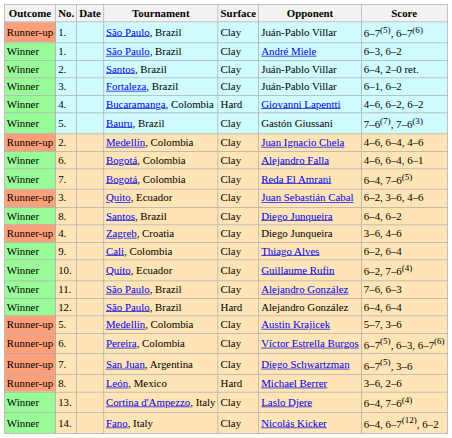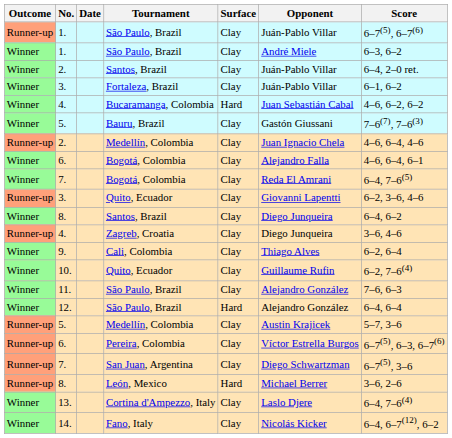(301, 103) Giovanni Lapentti -> (307, 103) Juan Sebastián Cabal
(307, 197) Juan Sebastián Cabal -> (301, 197) Giovanni Lapentti
